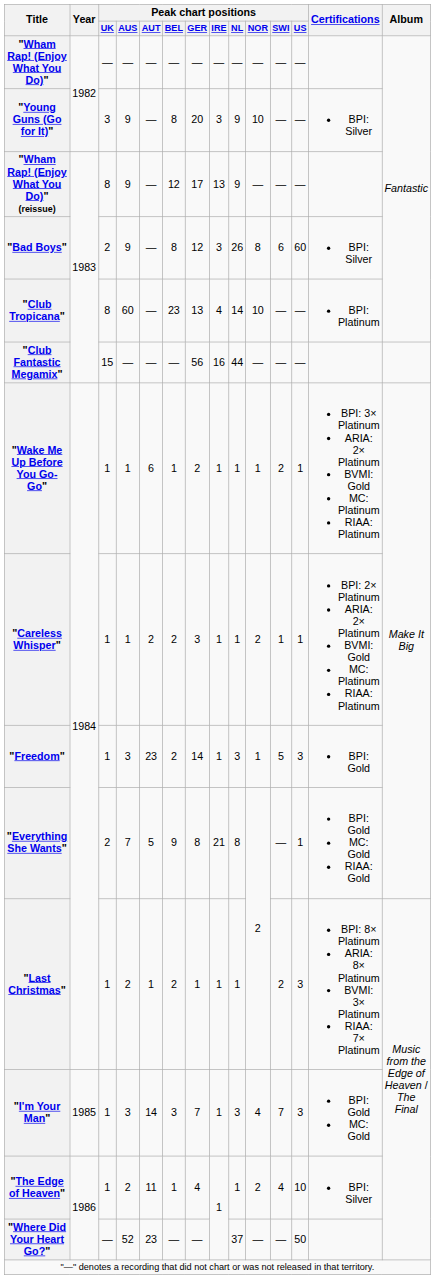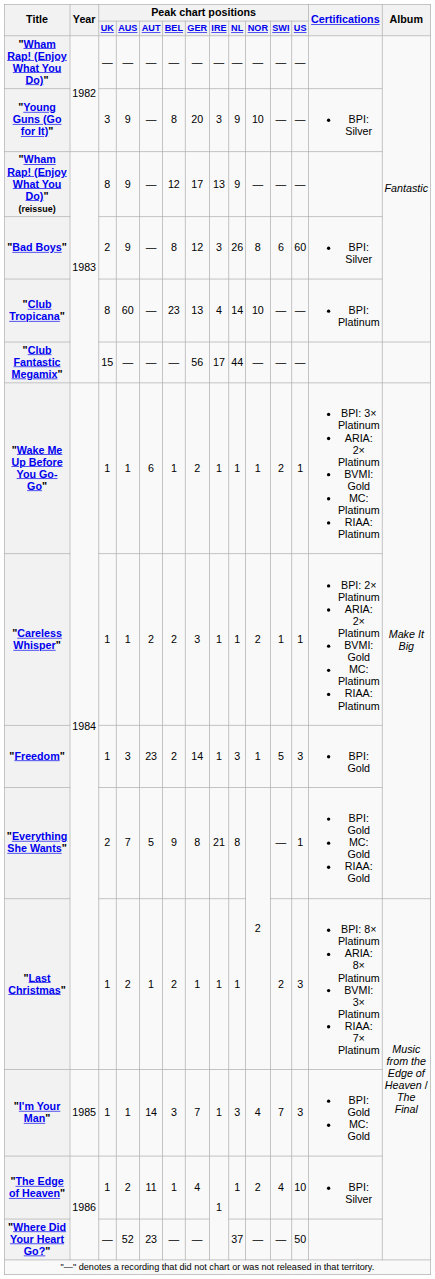(219, 362) 16 -> (219, 362) 17
(128, 1113) 3 -> (128, 1113) 1
